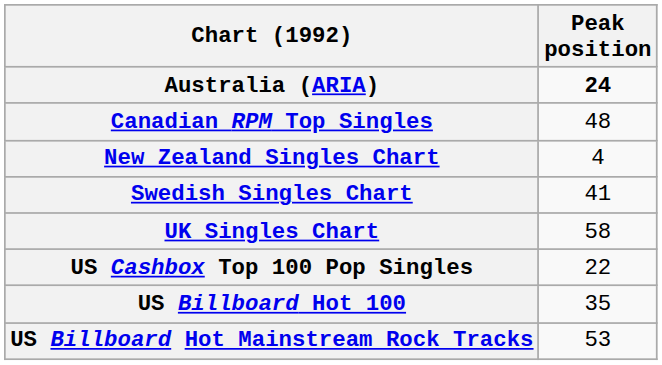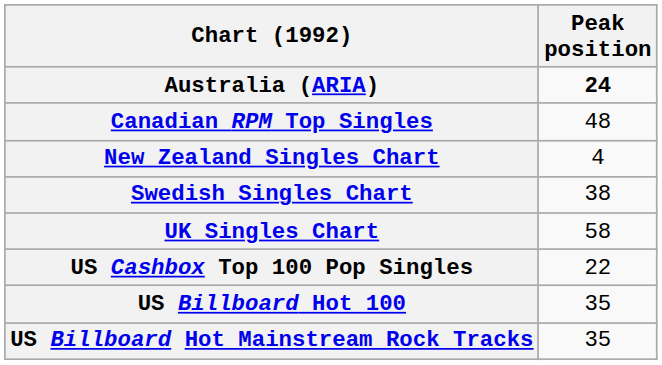(598, 195) 41 -> (598, 195) 38
(598, 340) 53 -> (598, 340) 35
